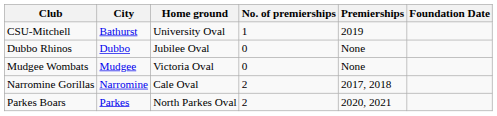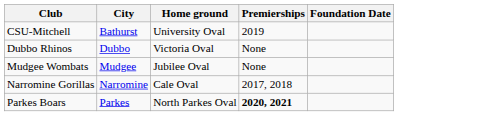- column: (289, 13)
(181, 48) Jubilee Oval -> (183, 48) Victoria Oval
(183, 66) Victoria Oval -> (181, 66) Jubilee Oval
(366, 102) normal -> (267, 102) bold
